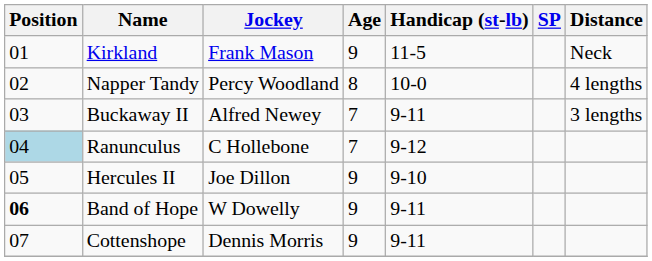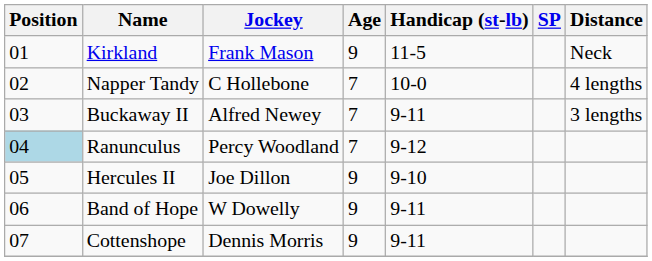(274, 83) Percy Woodland -> (259, 83) C Hollebone
(353, 83) 8 -> (353, 83) 7
(259, 146) C Hollebone -> (274, 146) Percy Woodland
(19, 209) bold -> (19, 209) normal
